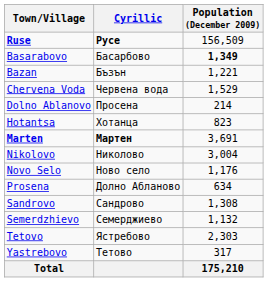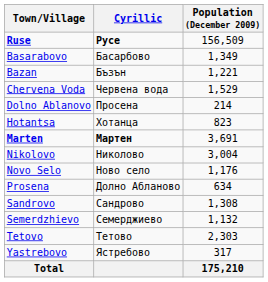(223, 57) bold -> (223, 57) normal
(123, 236) Ястребово -> (114, 236) Тетово
(114, 252) Тетово -> (123, 252) Ястребово
